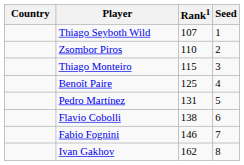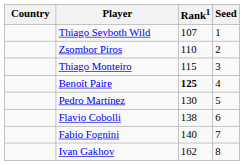(189, 83) normal -> (189, 83) bold
(189, 100) 131 -> (189, 100) 130
(189, 134) 146 -> (189, 134) 140
